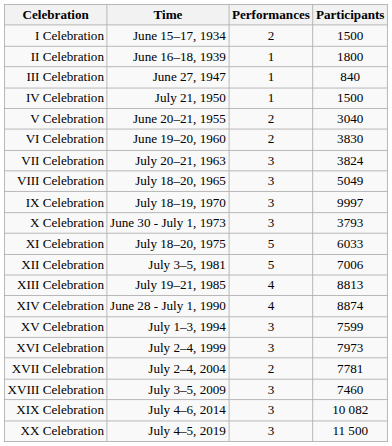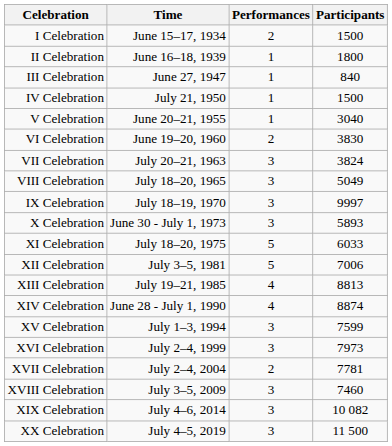(271, 118) 2 -> (271, 118) 1
(350, 222) 3793 -> (350, 222) 5893
